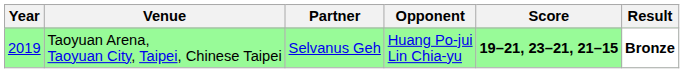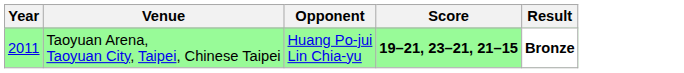- column: (335, 17)
(24, 48) 2019 -> (24, 48) 2011
